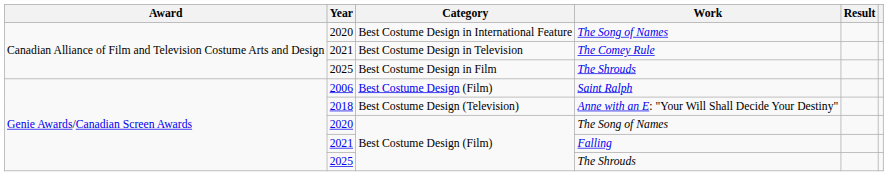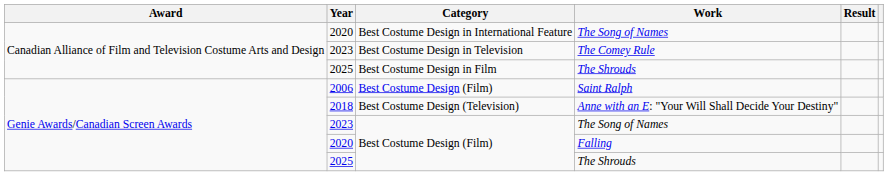(341, 50) 2021 -> (341, 50) 2023
(341, 124) 2020 -> (341, 124) 2023
(341, 143) 2021 -> (341, 143) 2020
